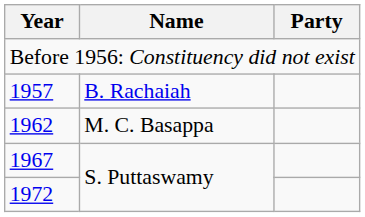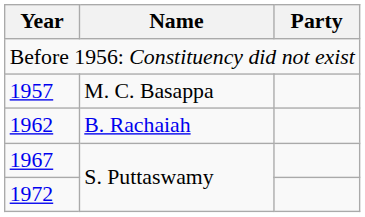(137, 90) B. Rachaiah -> (149, 90) M. C. Basappa
(149, 125) M. C. Basappa -> (137, 125) B. Rachaiah
